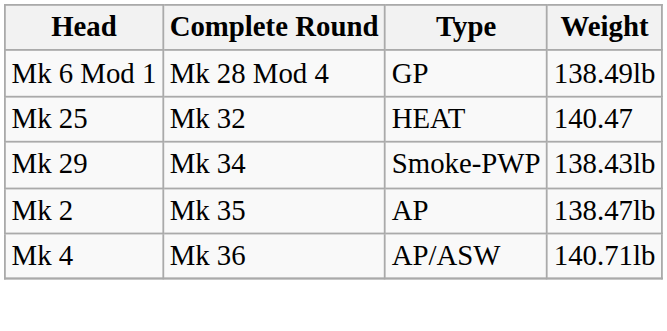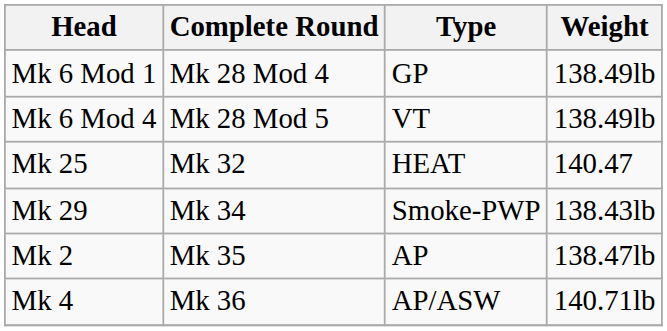+ row: (84, 118)
